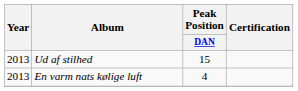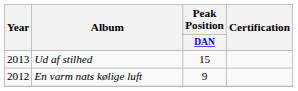(18, 77) 2013 -> (18, 77) 2012
(205, 77) 4 -> (205, 77) 9
